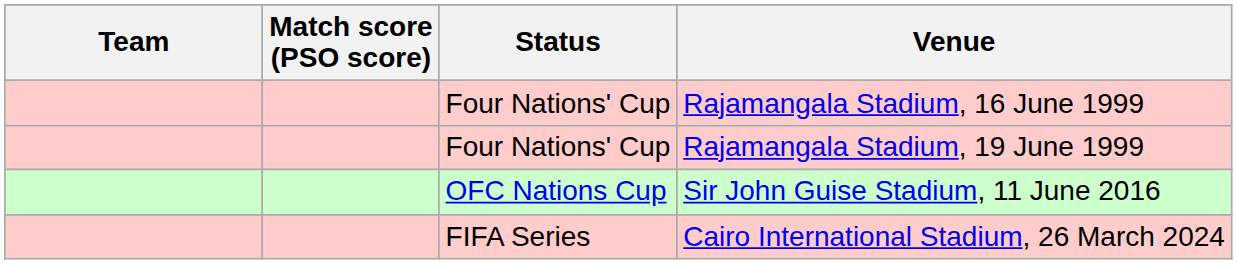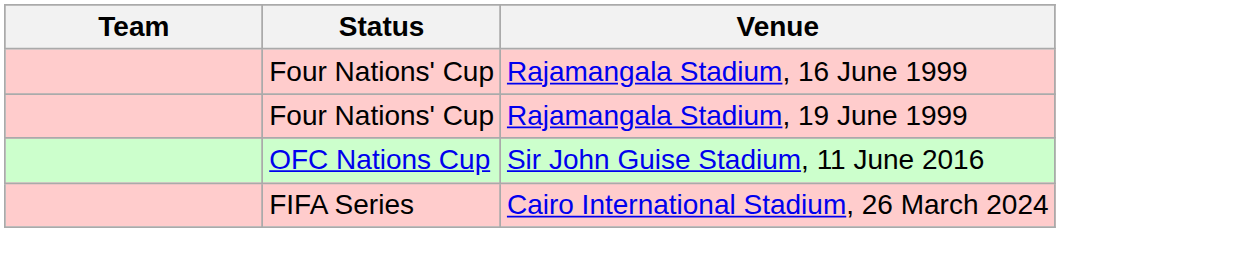- column: (351, 42)
